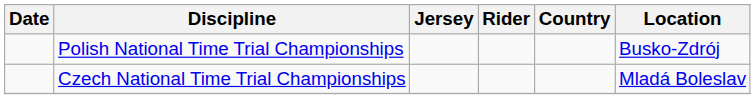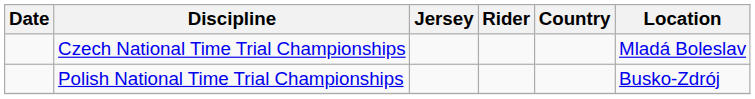rows swapped: (232, 78) <-> (231, 49)
